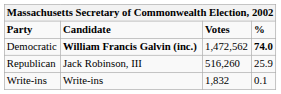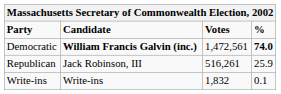(227, 47) 1,472,562 -> (227, 47) 1,472,561
(223, 64) 516,260 -> (223, 64) 516,261
